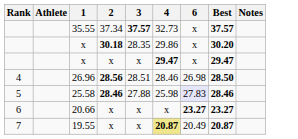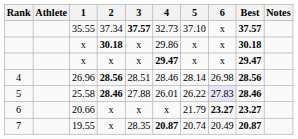+ column: (194, 12)
(139, 45) 28.35 -> (139, 45) x
(222, 45) 30.20 -> (250, 45) 30.18
(222, 77) 28.50 -> (250, 77) 28.56
(167, 93) 25.98 -> (167, 93) 26.01
(139, 126) x -> (139, 126) 28.35
(167, 126) khaki background -> (167, 126) no background
